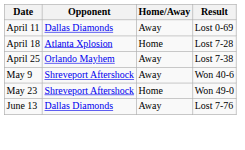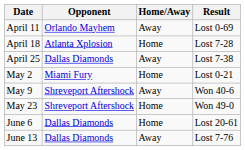(79, 28) Dallas Diamonds -> (80, 28) Orlando Mayhem
(80, 59) Orlando Mayhem -> (79, 59) Dallas Diamonds
+ row: (19, 75)
+ row: (19, 122)
